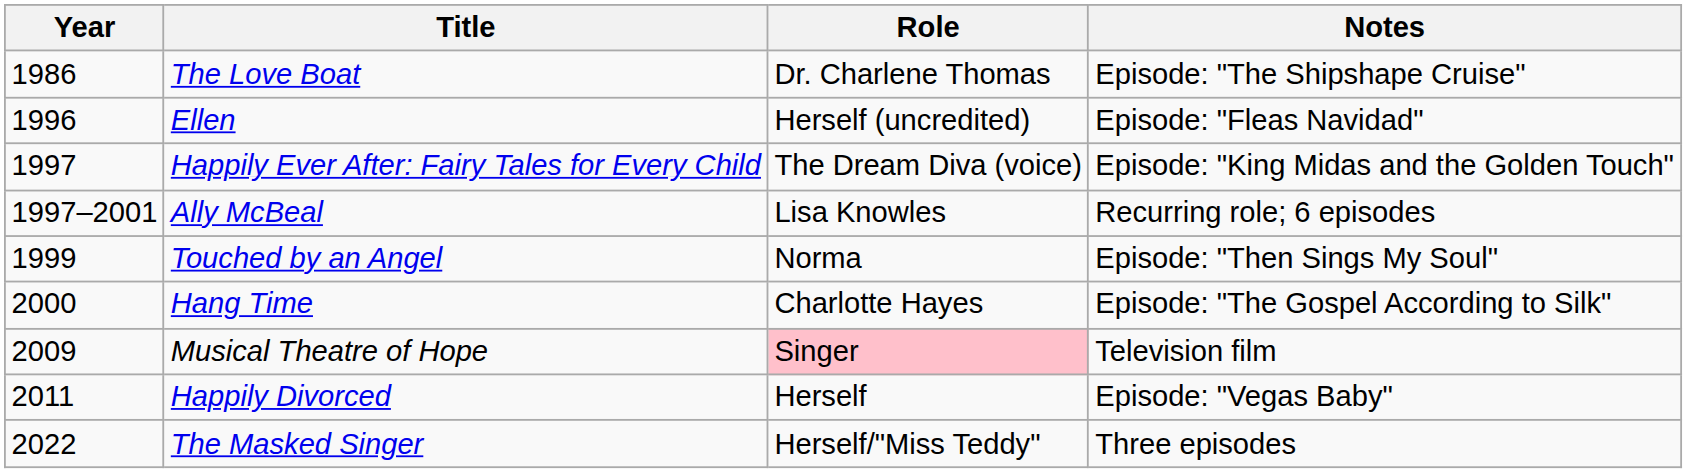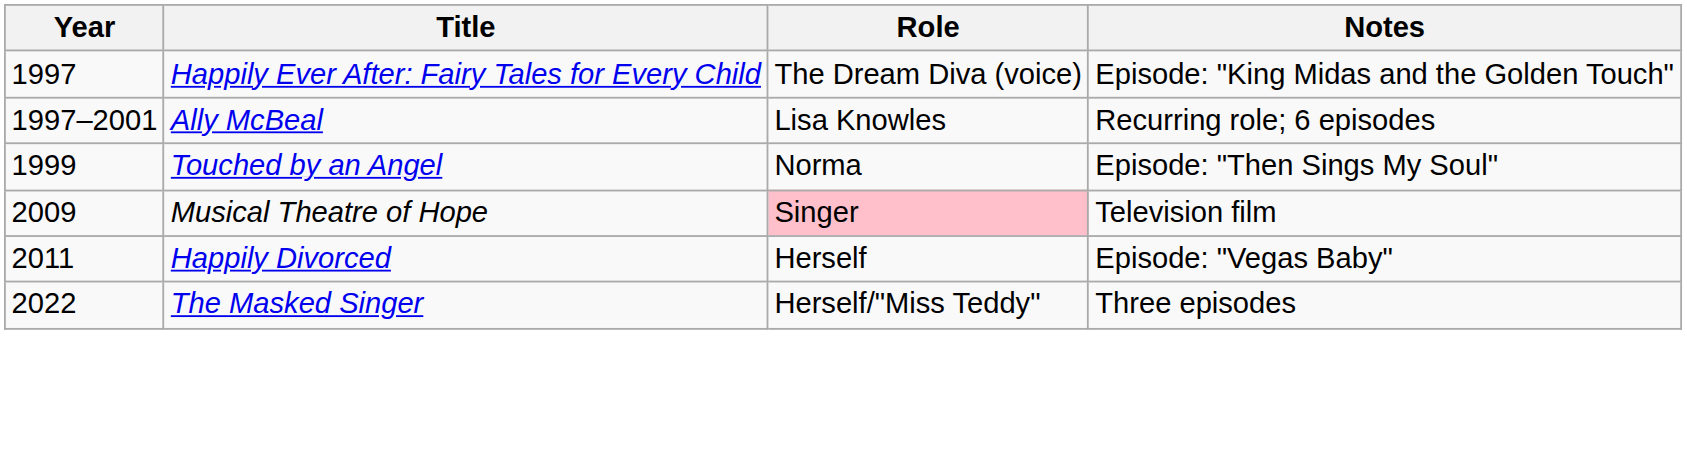- row: (266, 73)
- row: (203, 119)
- row: (242, 304)
